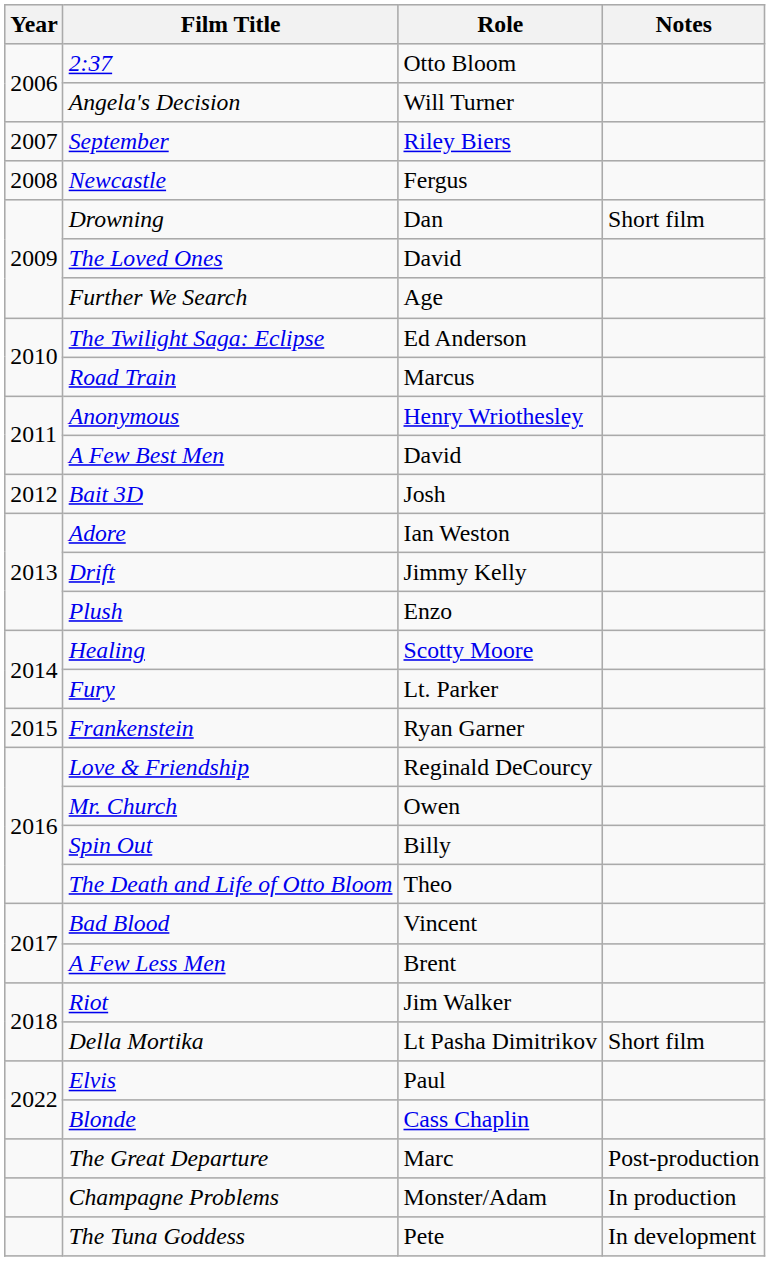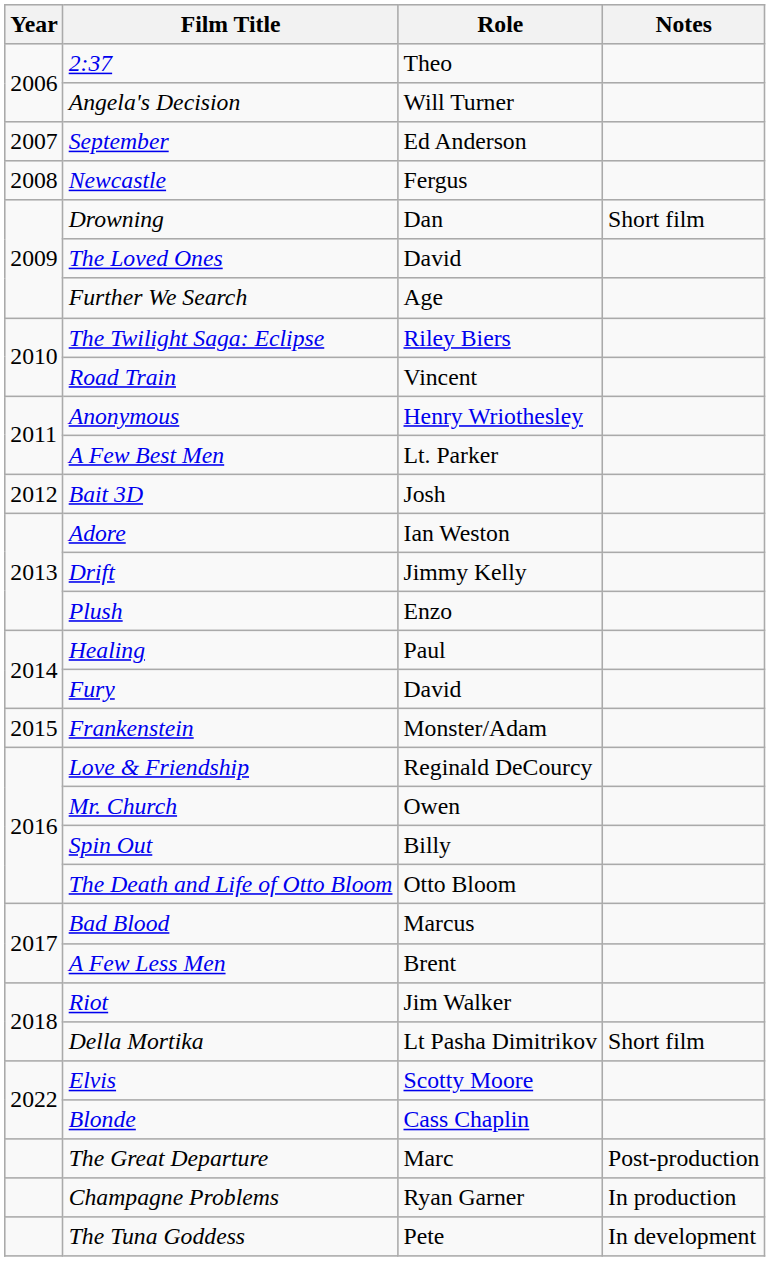(460, 63) Otto Bloom -> (428, 63) Theo
(457, 141) Riley Biers -> (465, 141) Ed Anderson
(465, 337) Ed Anderson -> (457, 337) Riley Biers
(439, 376) Marcus -> (440, 376) Vincent
(432, 454) David -> (451, 454) Lt. Parker
(468, 649) Scotty Moore -> (425, 649) Paul
(451, 688) Lt. Parker -> (432, 688) David
(464, 727) Ryan Garner -> (475, 727) Monster/Adam
(428, 884) Theo -> (460, 884) Otto Bloom
(440, 923) Vincent -> (439, 923) Marcus
(425, 1079) Paul -> (468, 1079) Scotty Moore
(475, 1197) Monster/Adam -> (464, 1197) Ryan Garner
